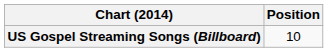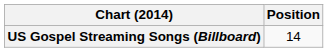(293, 36) 10 -> (293, 36) 14
